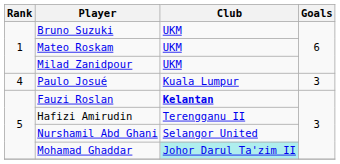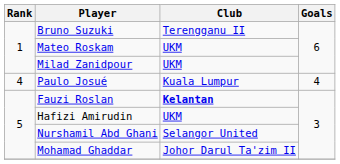(172, 30) UKM -> (204, 30) Terengganu II
(317, 82) 3 -> (317, 82) 4
(204, 116) Terengganu II -> (172, 116) UKM
(229, 150) paleturquoise background -> (229, 150) no background
